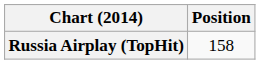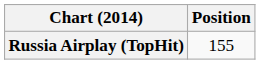(221, 45) 158 -> (221, 45) 155
